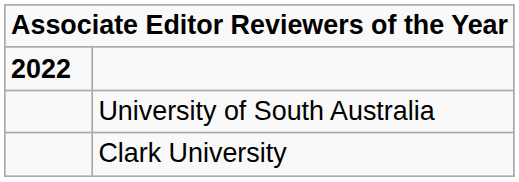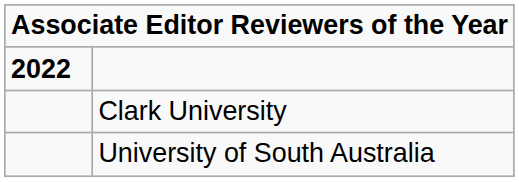rows swapped: (266, 111) <-> (193, 153)
